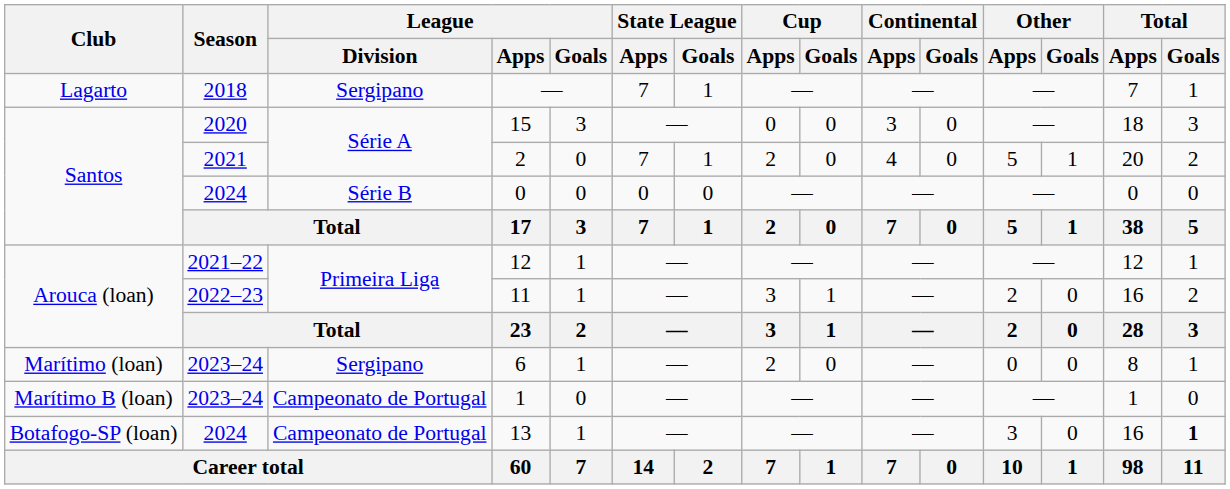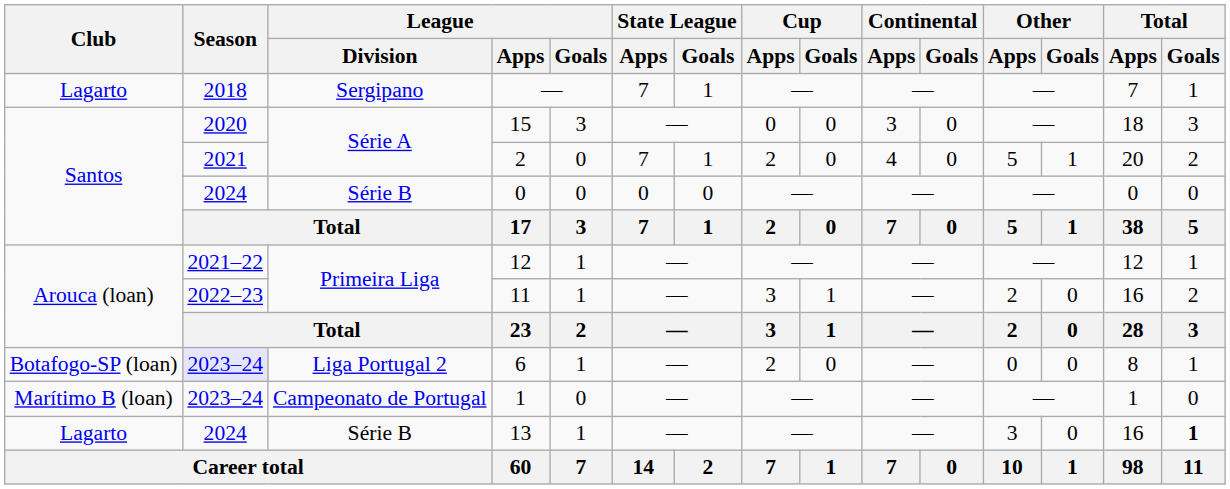(94, 364) Marítimo (loan) -> (94, 364) Botafogo-SP (loan)
(225, 364) no background -> (225, 364) lavender background
(380, 364) Sergipano -> (380, 364) Liga Portugal 2
(94, 432) Botafogo-SP (loan) -> (94, 432) Lagarto
(380, 432) Campeonato de Portugal -> (380, 432) Série B
